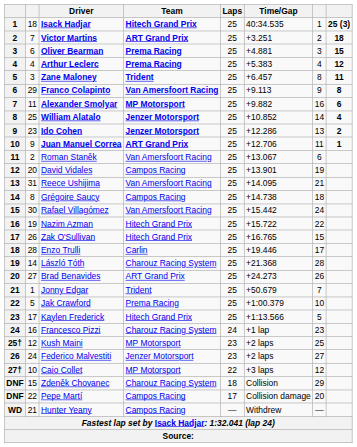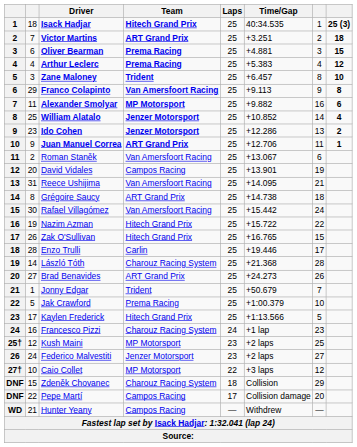(339, 77) 11 -> (339, 77) 10
(156, 197) Campos Racing -> (155, 197) ART Grand Prix
